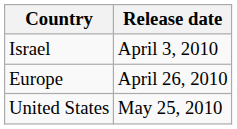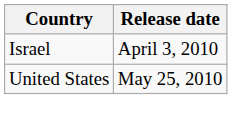- row: (36, 78)
